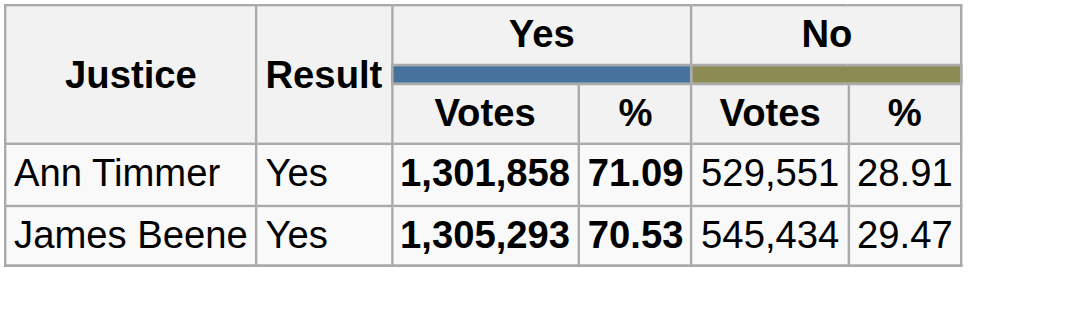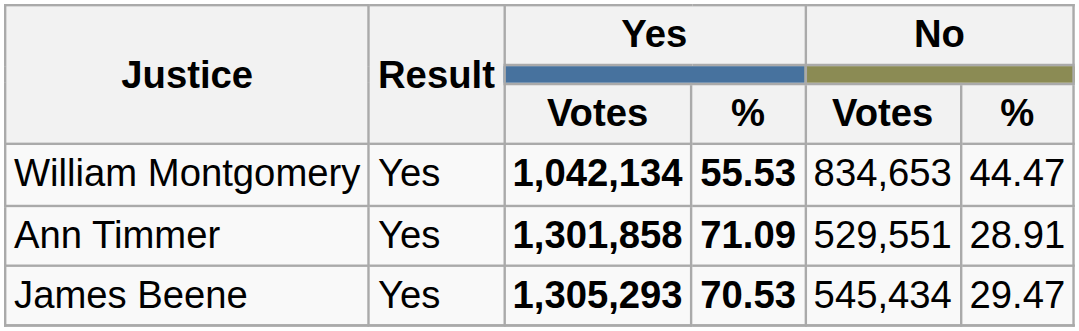+ row: (187, 173)
